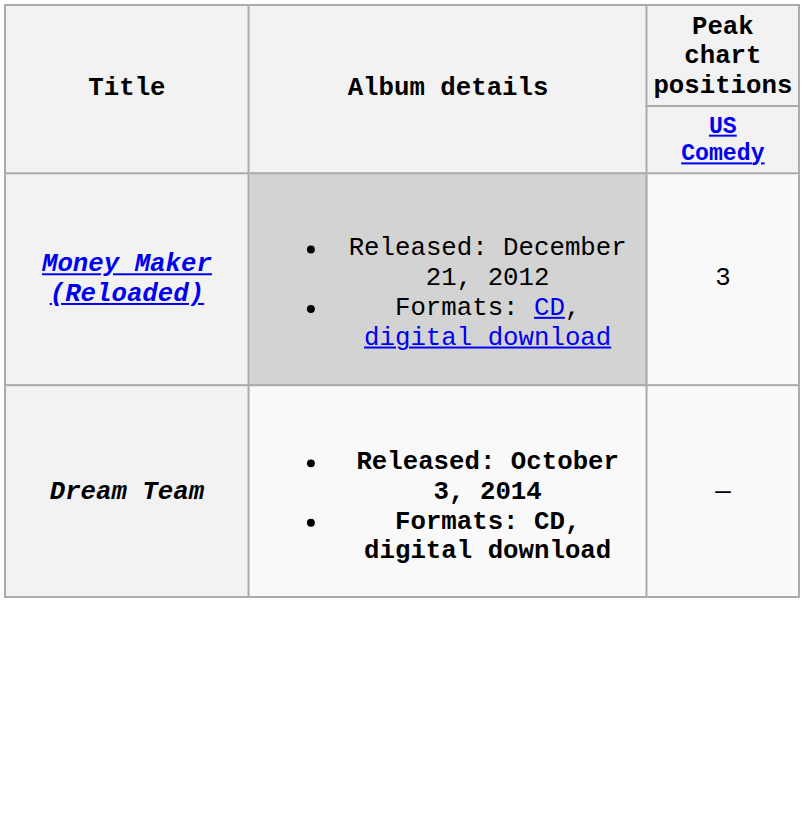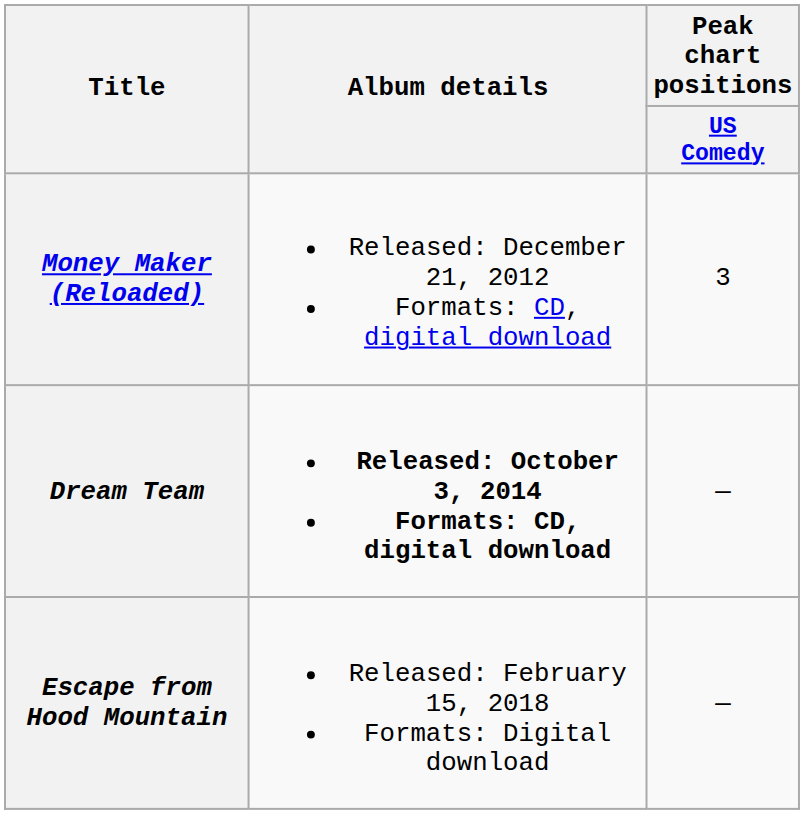(448, 294) lightgrey background -> (448, 294) no background
+ row: (127, 704)
